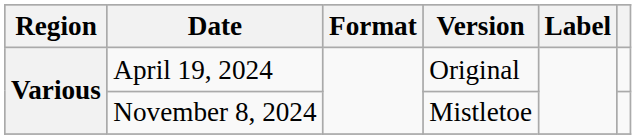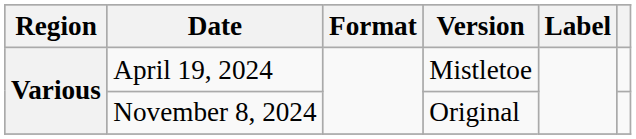(475, 69) Original -> (481, 69) Mistletoe
(481, 112) Mistletoe -> (475, 112) Original
